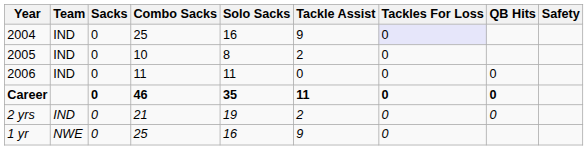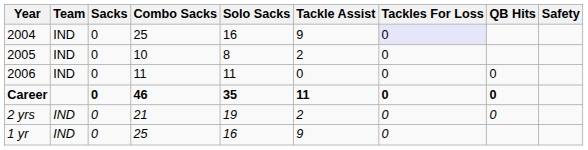(68, 134) NWE -> (64, 134) IND
